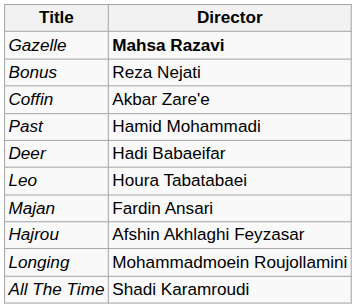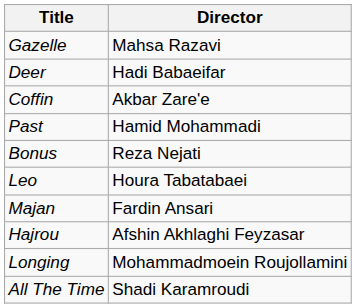(168, 45) bold -> (167, 45) normal
rows swapped: (33, 72) <-> (27, 153)
